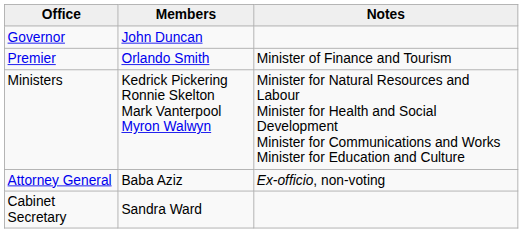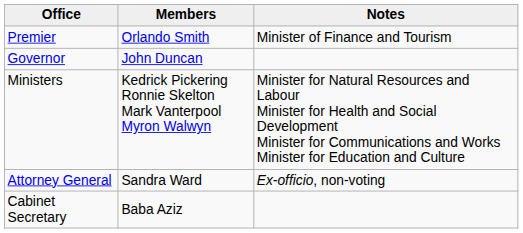rows swapped: (32, 59) <-> (36, 37)
(152, 180) Baba Aziz -> (162, 180) Sandra Ward
(162, 209) Sandra Ward -> (152, 209) Baba Aziz
